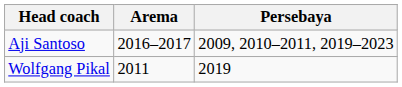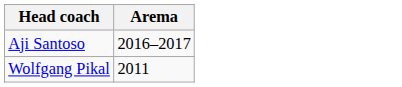- column: (296, 17)
